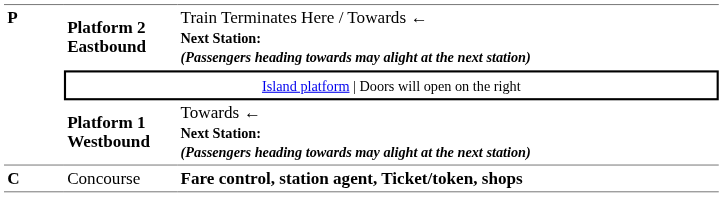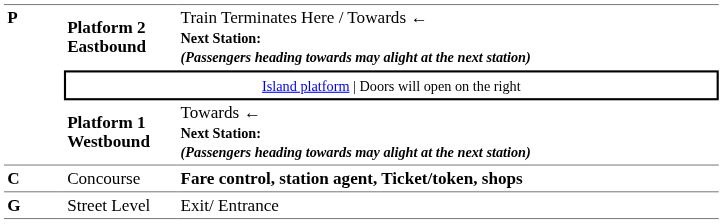+ row: (109, 205)
